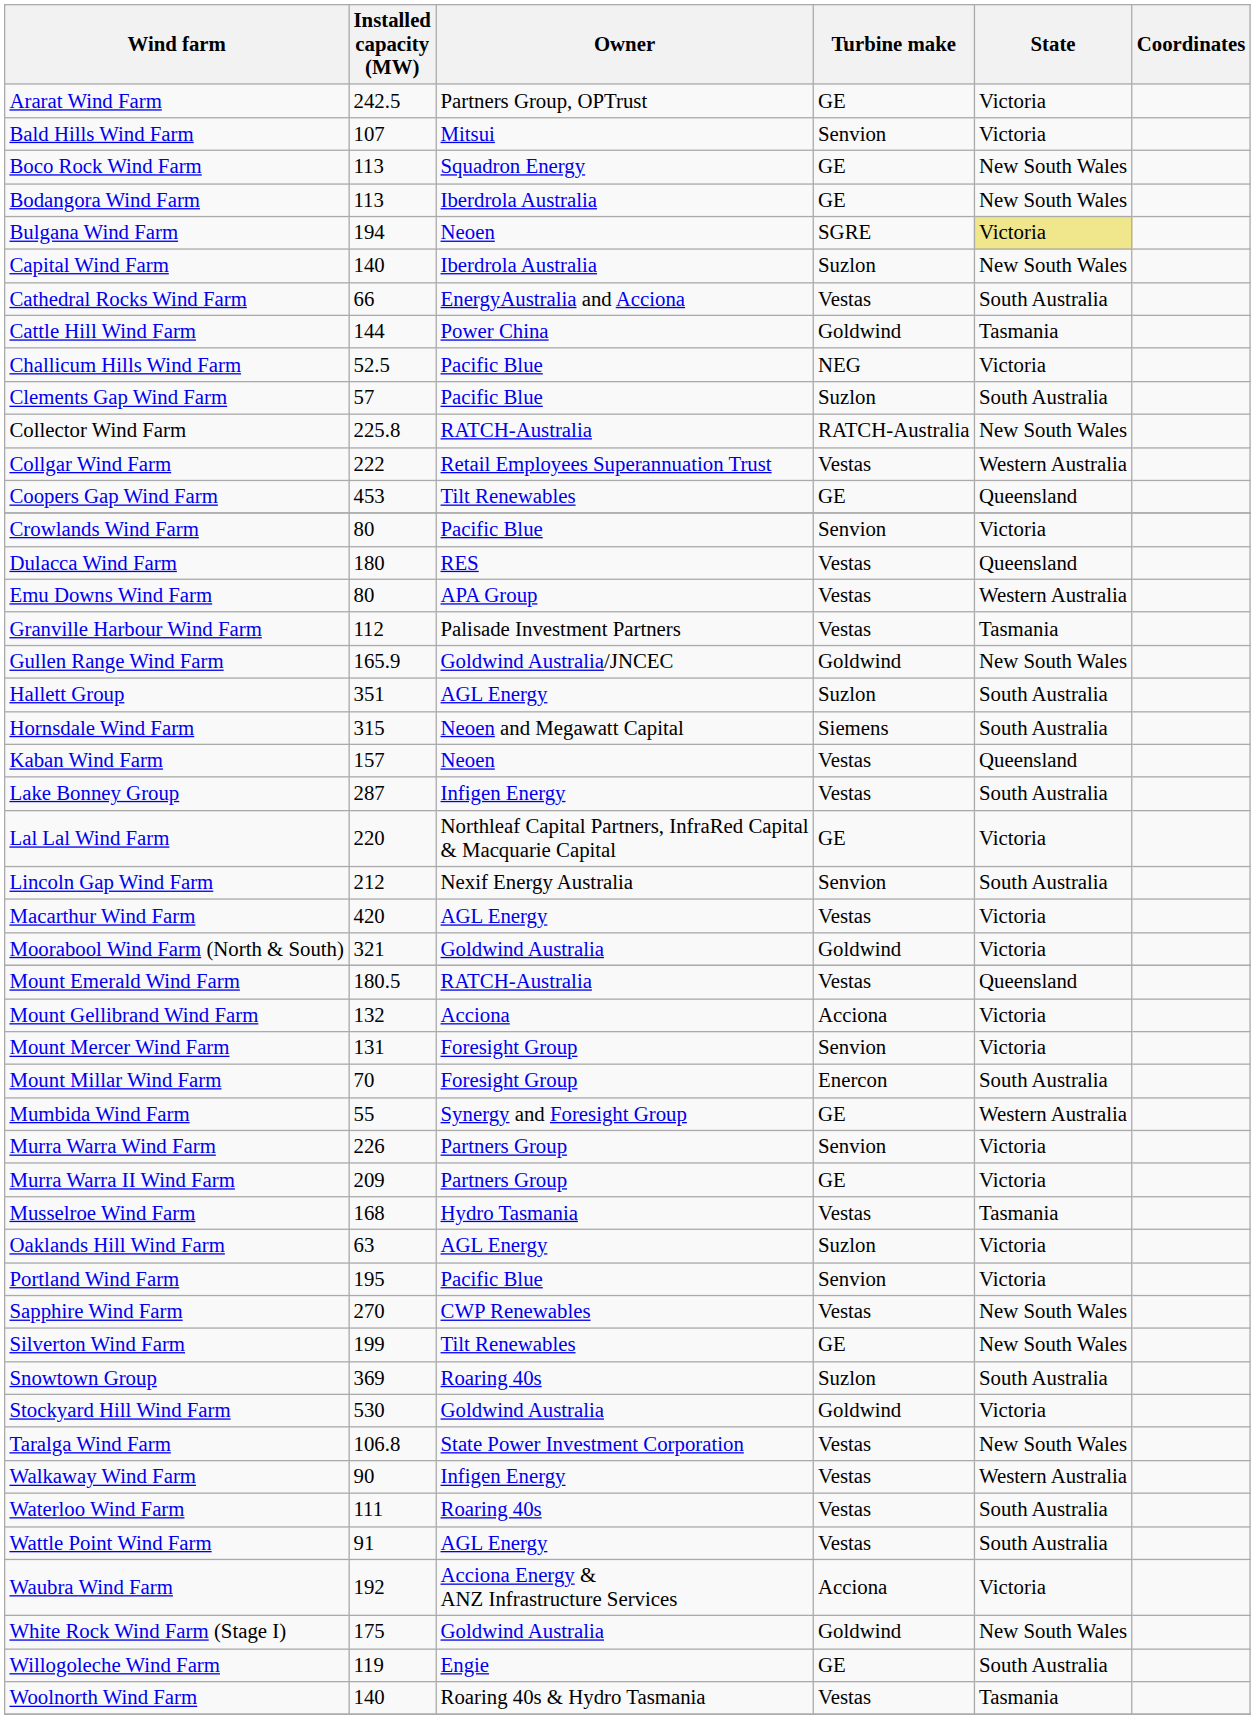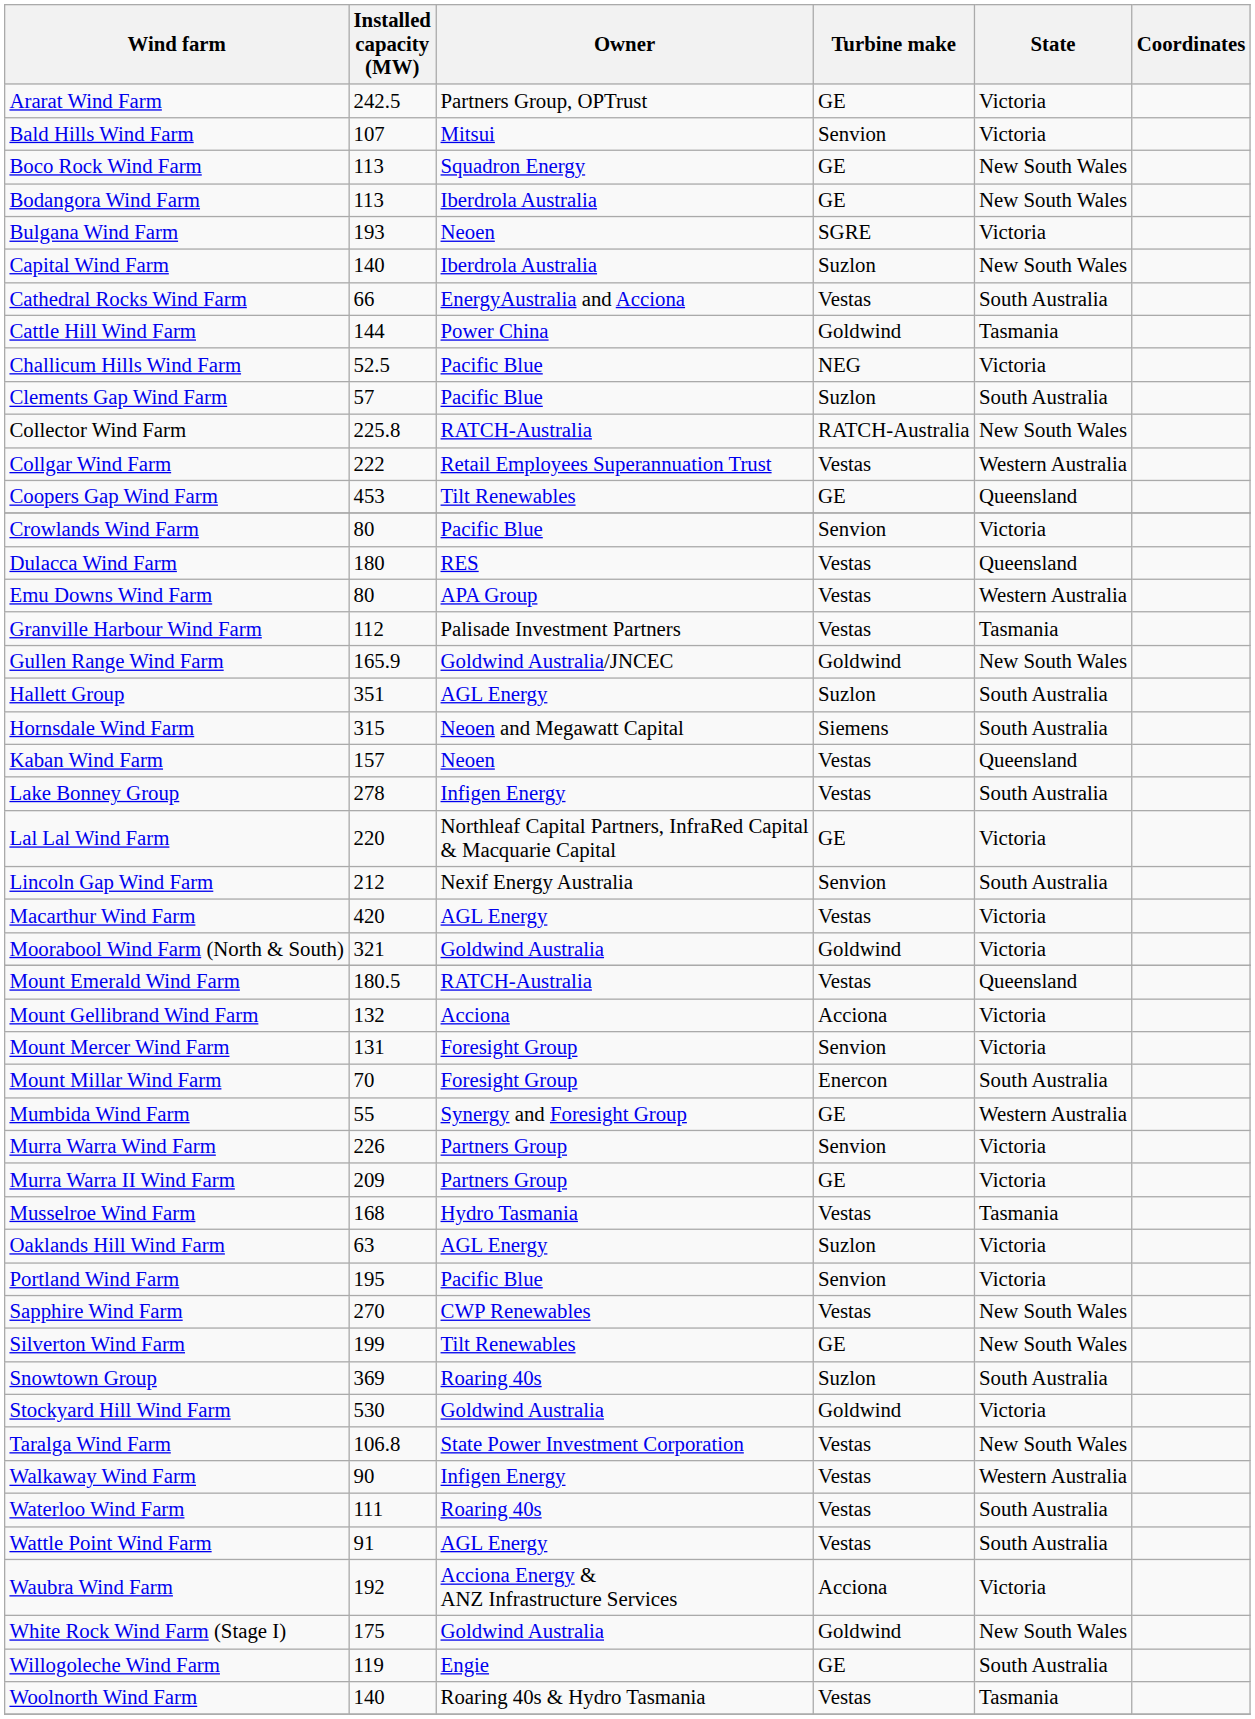(369, 232) 194 -> (369, 232) 193
(1012, 232) khaki background -> (1012, 232) no background
(369, 793) 287 -> (369, 793) 278
